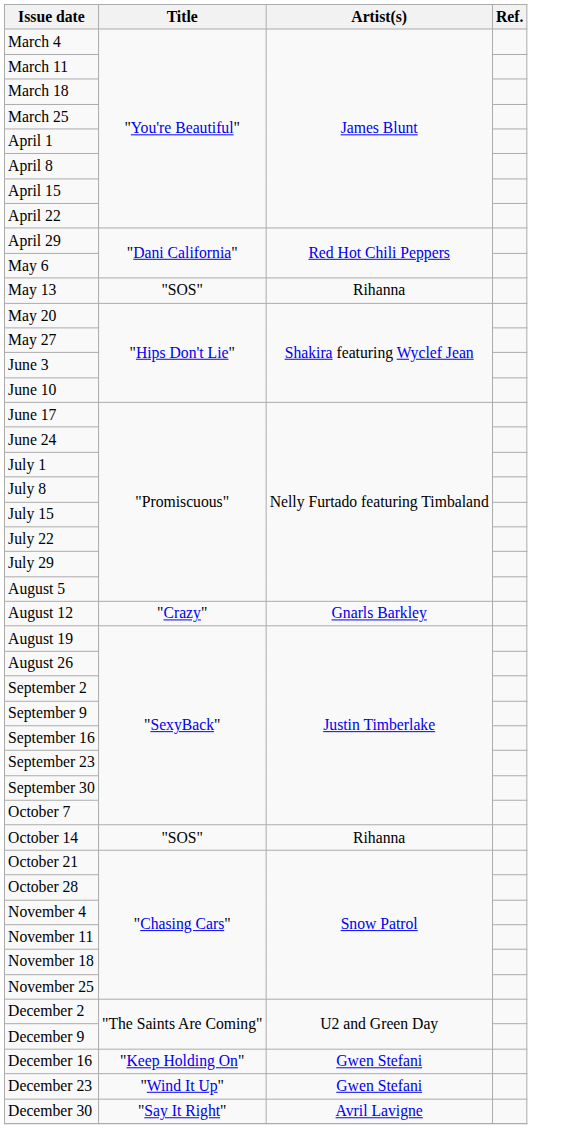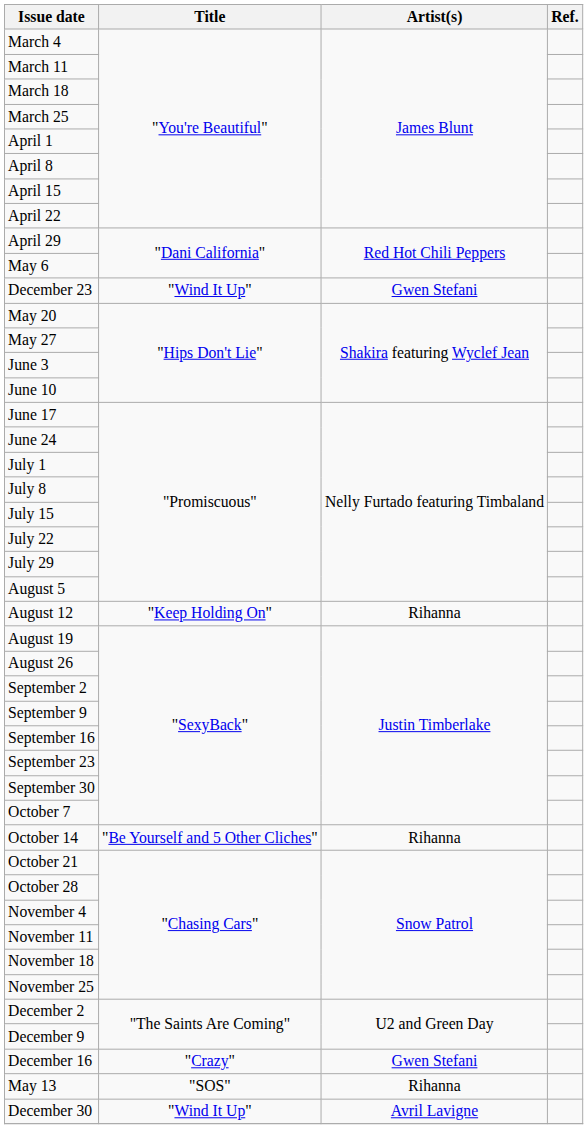rows swapped: (32, 290) <-> (50, 1086)
(182, 613) "Crazy" -> (210, 613) "Keep Holding On"
(379, 613) Gnarls Barkley -> (434, 613) Rihanna
(182, 837) "SOS" -> (210, 837) "Be Yourself and 5 Other Cliches"
(182, 1061) "Keep Holding On" -> (210, 1061) "Crazy"
(182, 1111) "Say It Right" -> (210, 1111) "Wind It Up"
